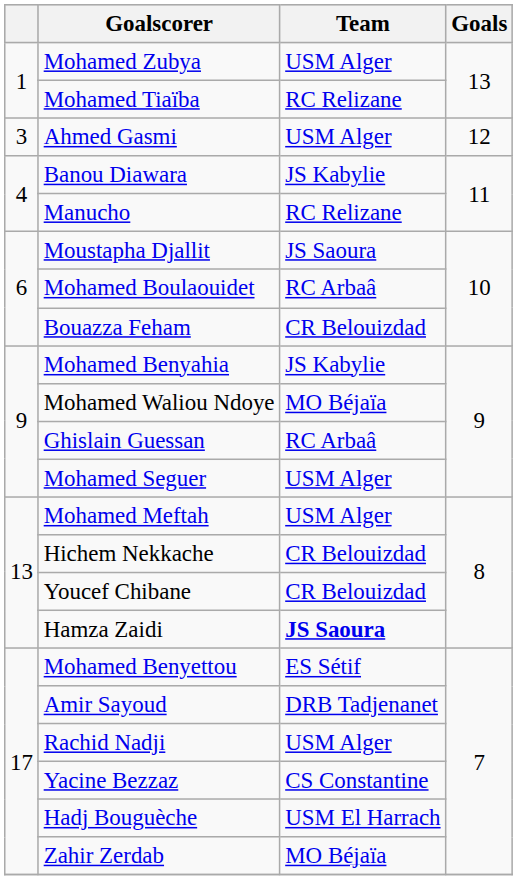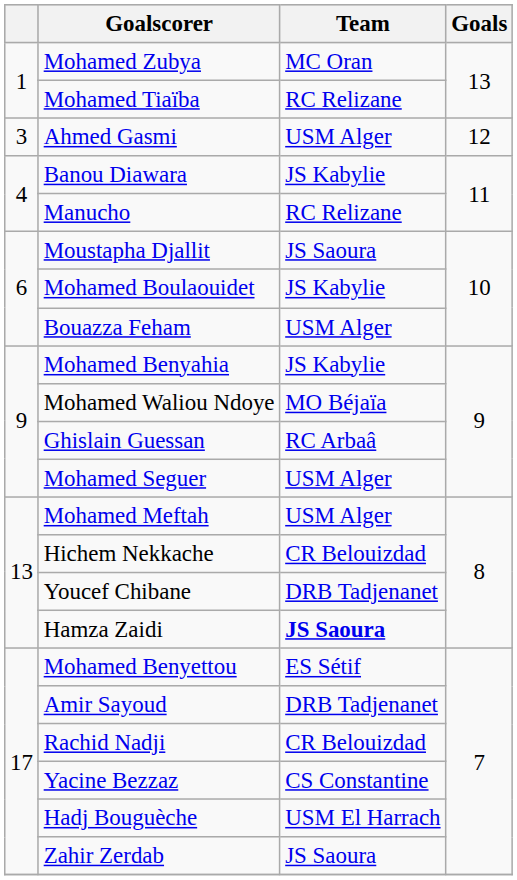(338, 61) USM Alger -> (329, 61) MC Oran
(331, 288) RC Arbaâ -> (335, 288) JS Kabylie
(356, 326) CR Belouizdad -> (338, 326) USM Alger
(356, 591) CR Belouizdad -> (362, 591) DRB Tadjenanet
(338, 742) USM Alger -> (356, 742) CR Belouizdad
(336, 856) MO Béjaïa -> (331, 856) JS Saoura
